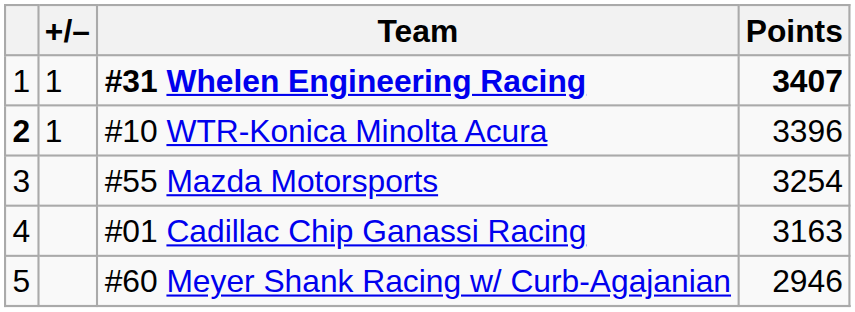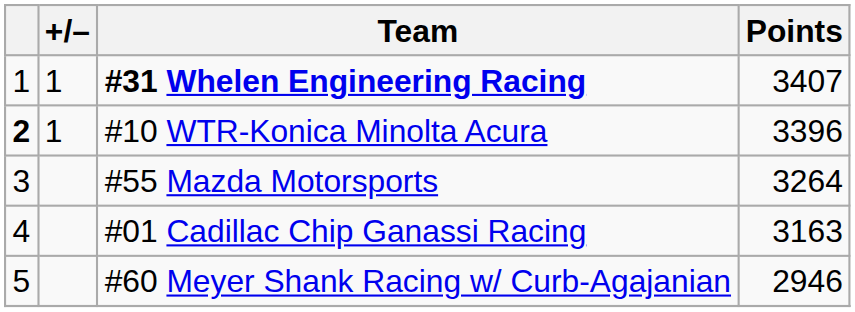(807, 81) bold -> (807, 81) normal
(807, 181) 3254 -> (807, 181) 3264
